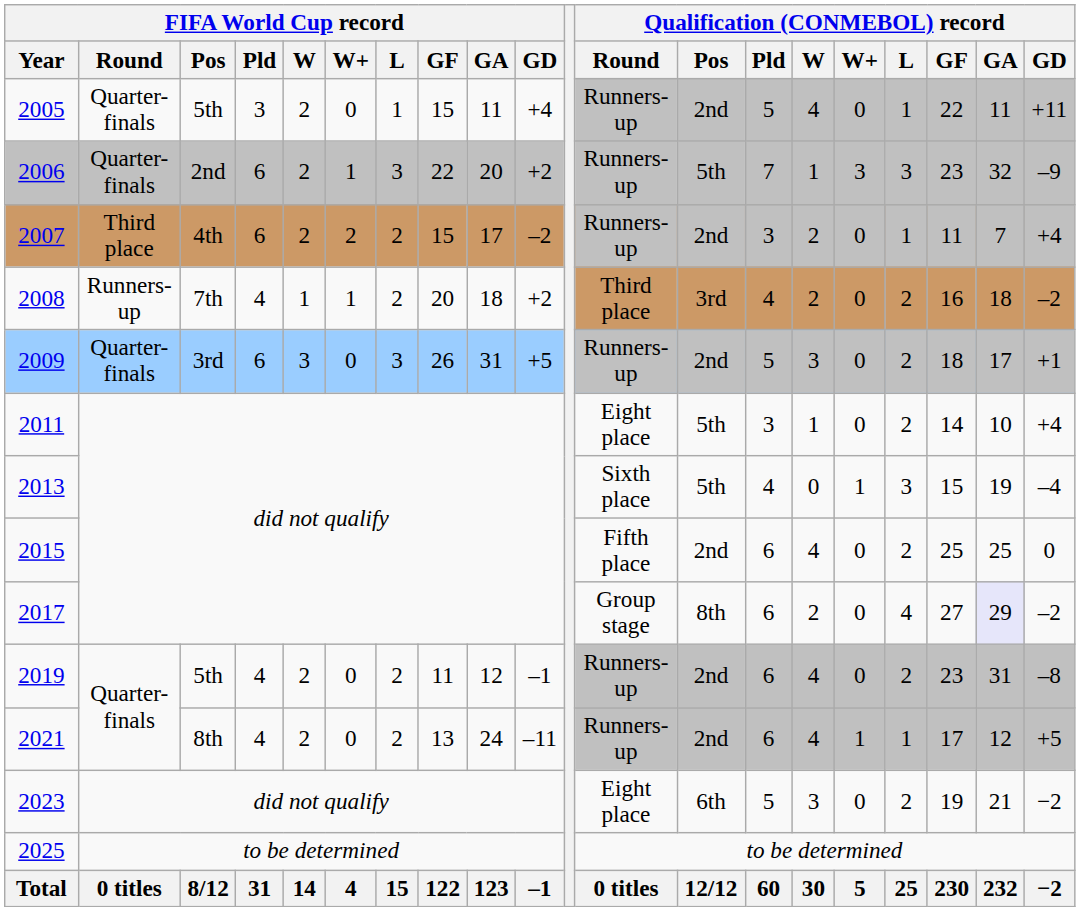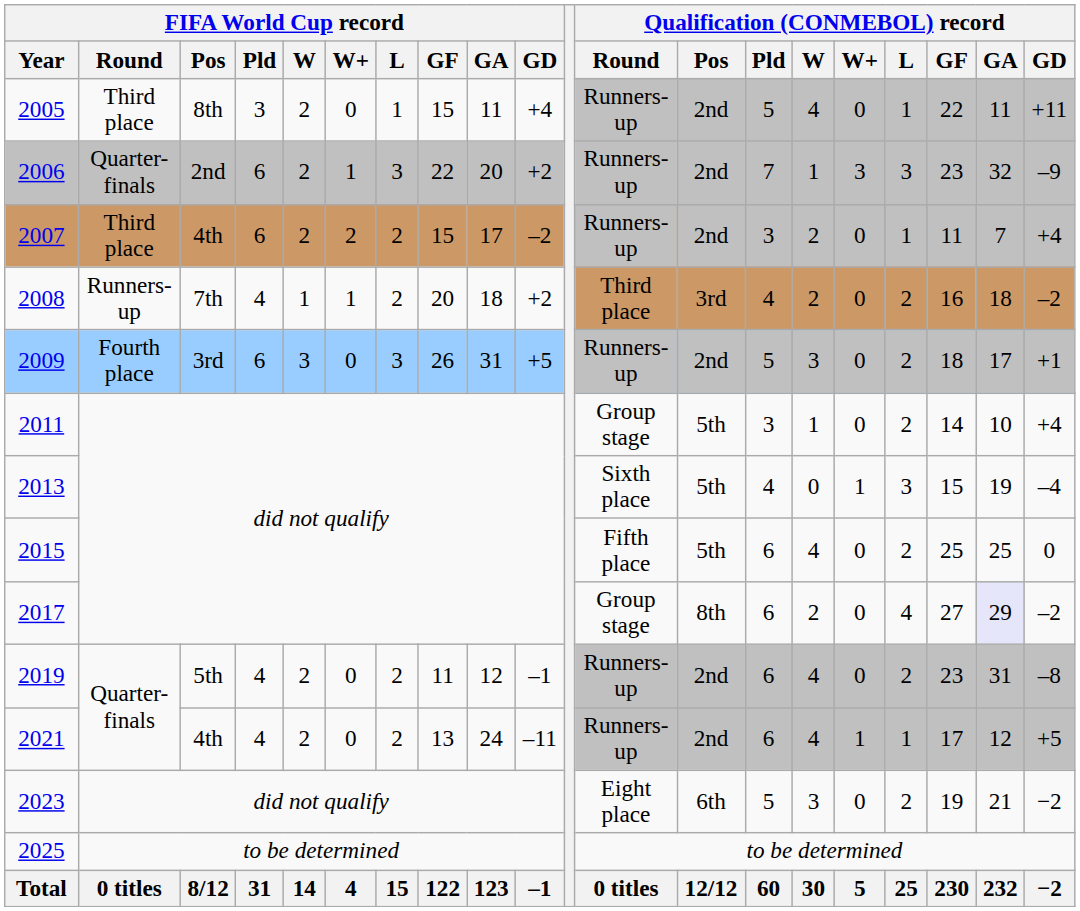(129, 109) Quarter-finals -> (129, 109) Third place
(208, 109) 5th -> (208, 109) 8th
(711, 172) 5th -> (711, 172) 2nd
(129, 361) Quarter-finals -> (129, 361) Fourth place
(626, 424) Eight place -> (626, 424) Group stage
(711, 549) 2nd -> (711, 549) 5th
(208, 738) 8th -> (208, 738) 4th
